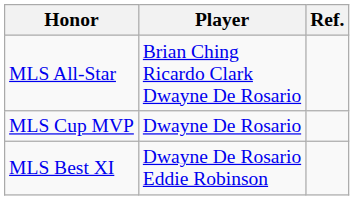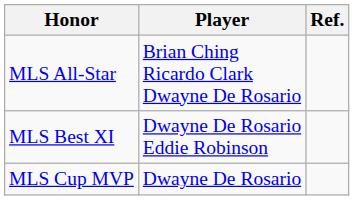rows swapped: (62, 167) <-> (71, 125)
